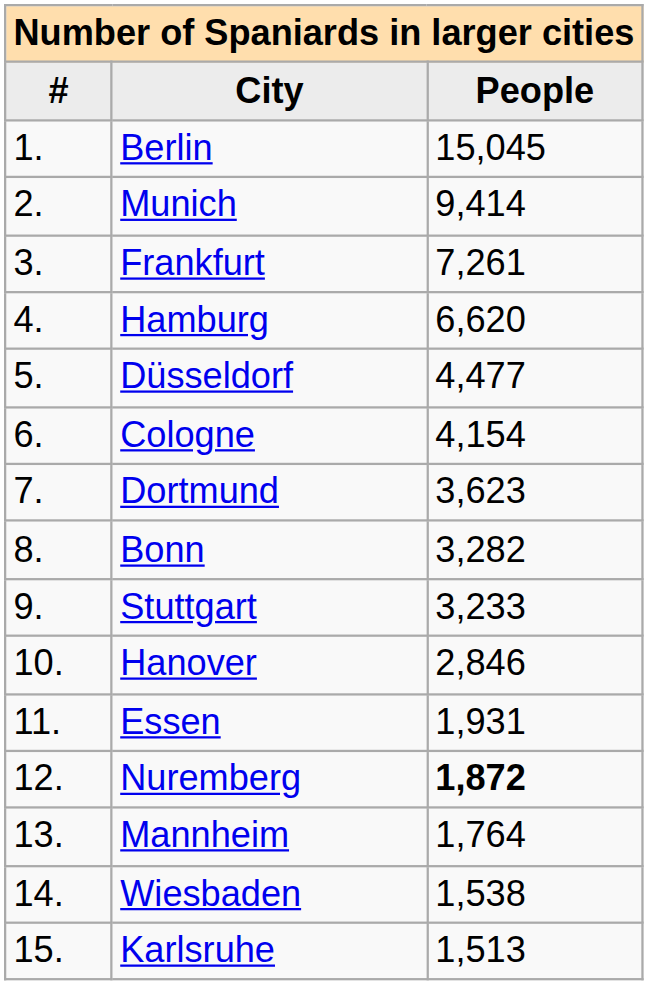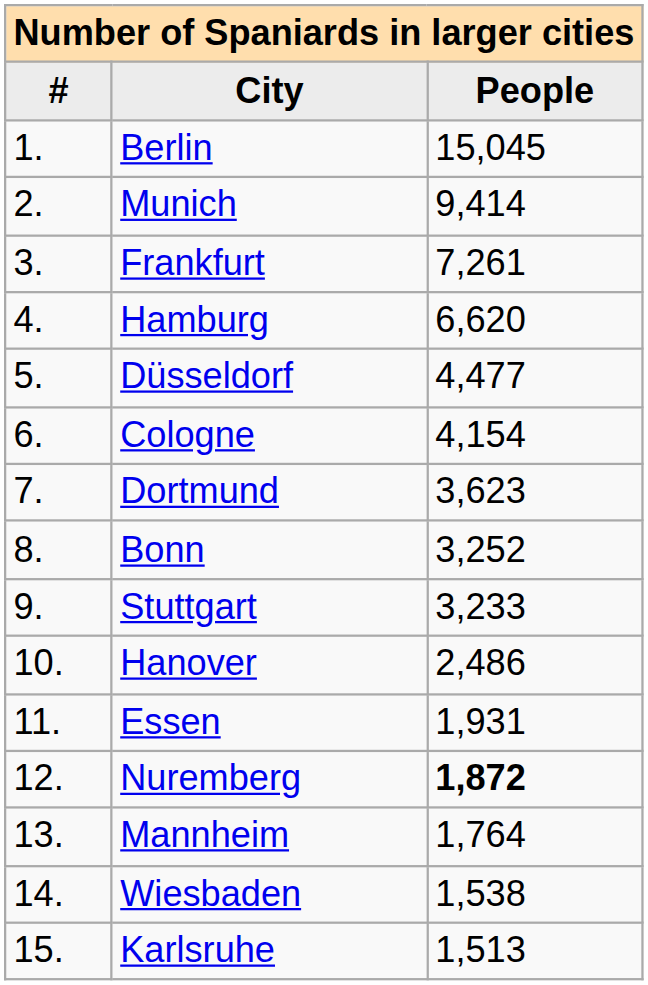(481, 549) 3,282 -> (481, 549) 3,252
(481, 663) 2,846 -> (481, 663) 2,486
